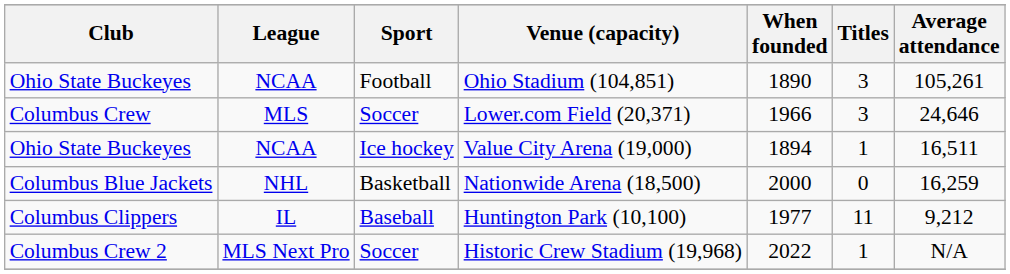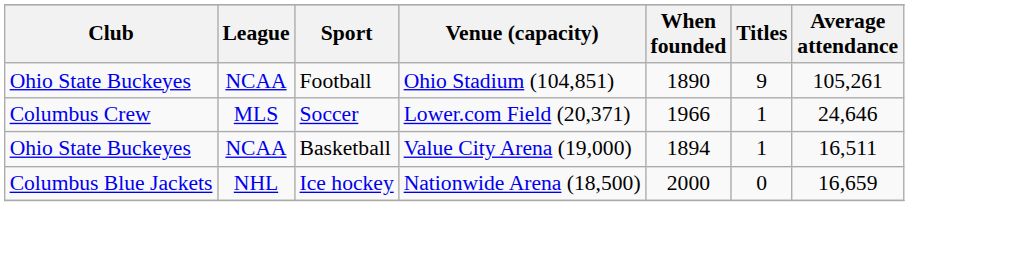(863, 80) 3 -> (762, 80) 9
(863, 114) 3 -> (762, 114) 1
(407, 148) Ice hockey -> (345, 148) Basketball
(405, 182) Basketball -> (347, 182) Ice hockey
(949, 182) 16,259 -> (848, 182) 16,659
- row: (575, 217)
- row: (603, 251)
